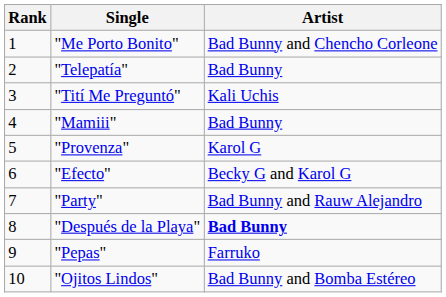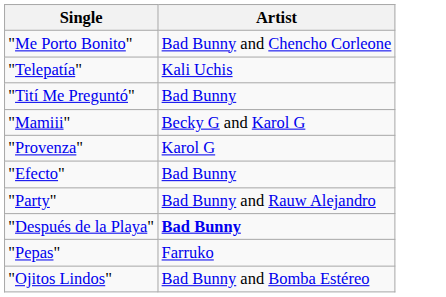- column: (28, 17)
(245, 69) Bad Bunny -> (197, 69) Kali Uchis
(243, 95) Kali Uchis -> (199, 95) Bad Bunny
(245, 122) Bad Bunny -> (233, 122) Becky G and Karol G
(280, 174) Becky G and Karol G -> (199, 174) Bad Bunny
